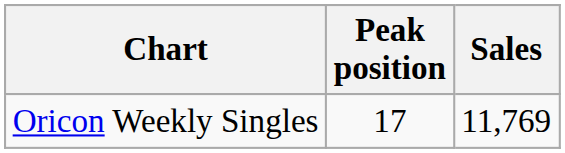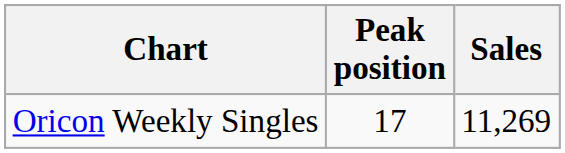(506, 120) 11,769 -> (506, 120) 11,269
